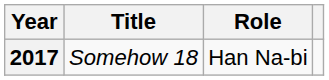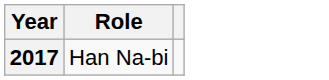- column: (134, 22)
